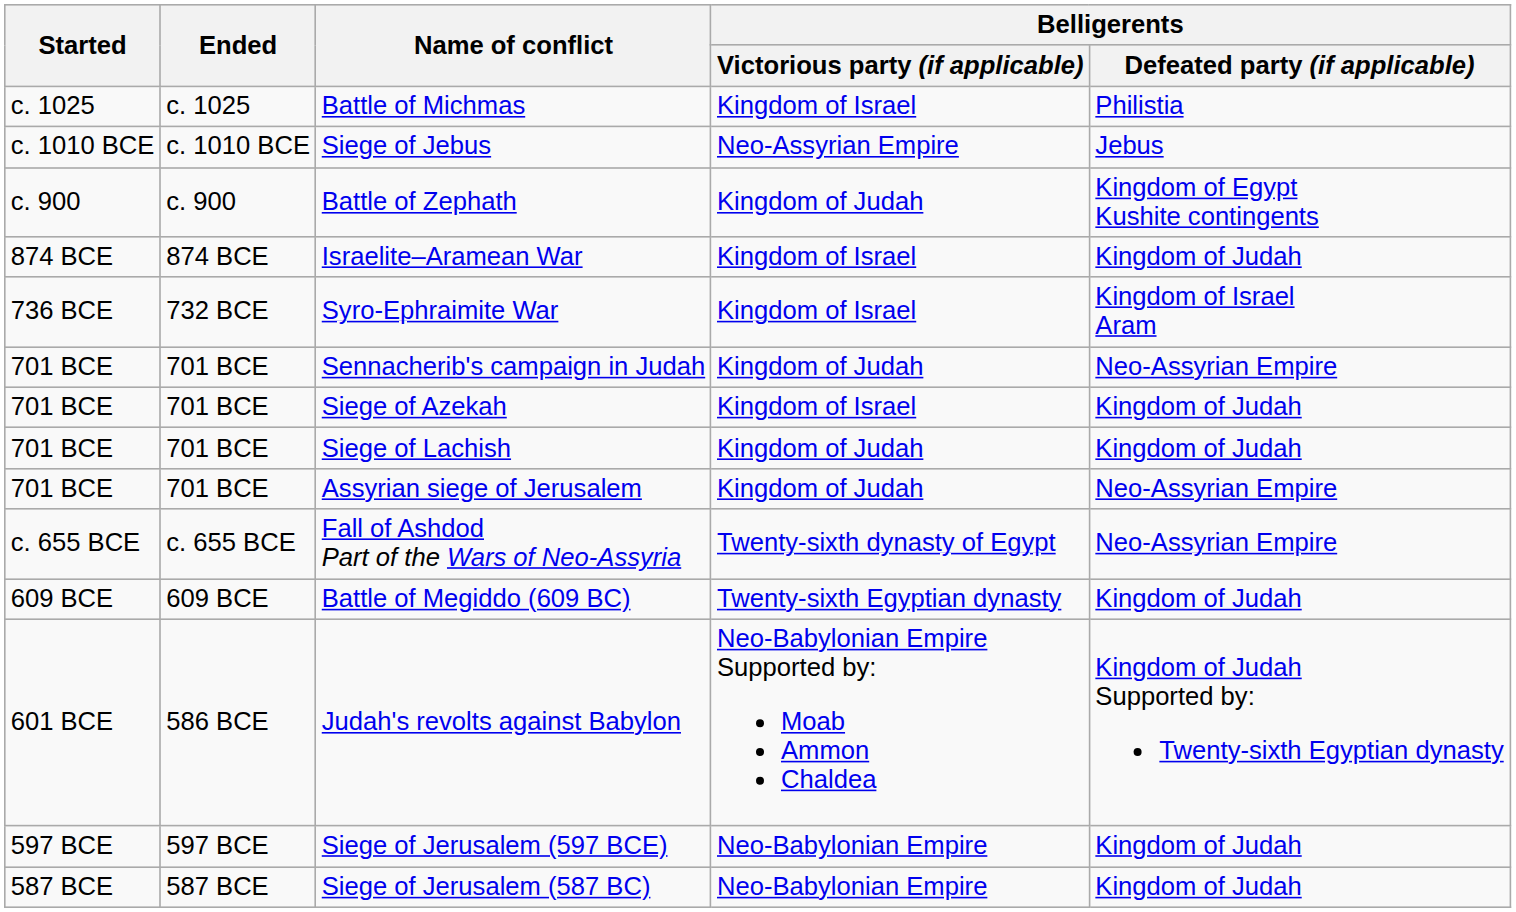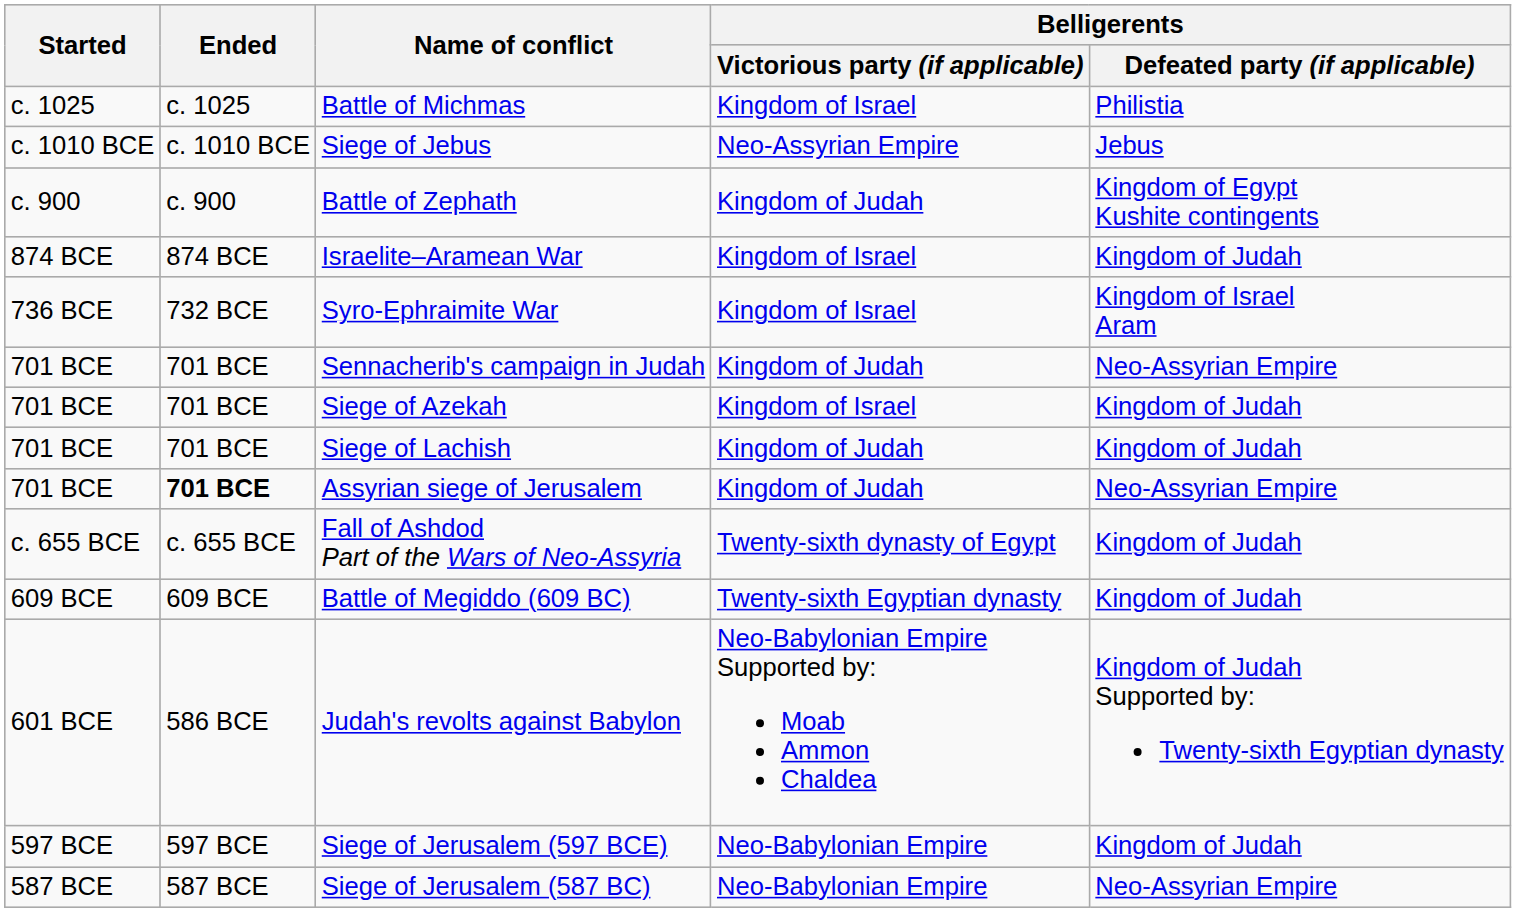(217, 488) normal -> (218, 488) bold
(1216, 543) Neo-Assyrian Empire -> (1199, 543) Kingdom of Judah
(1199, 886) Kingdom of Judah -> (1216, 886) Neo-Assyrian Empire
